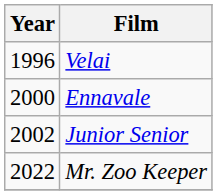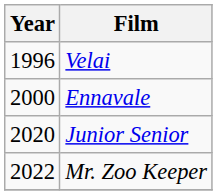(32, 134) 2002 -> (32, 134) 2020
